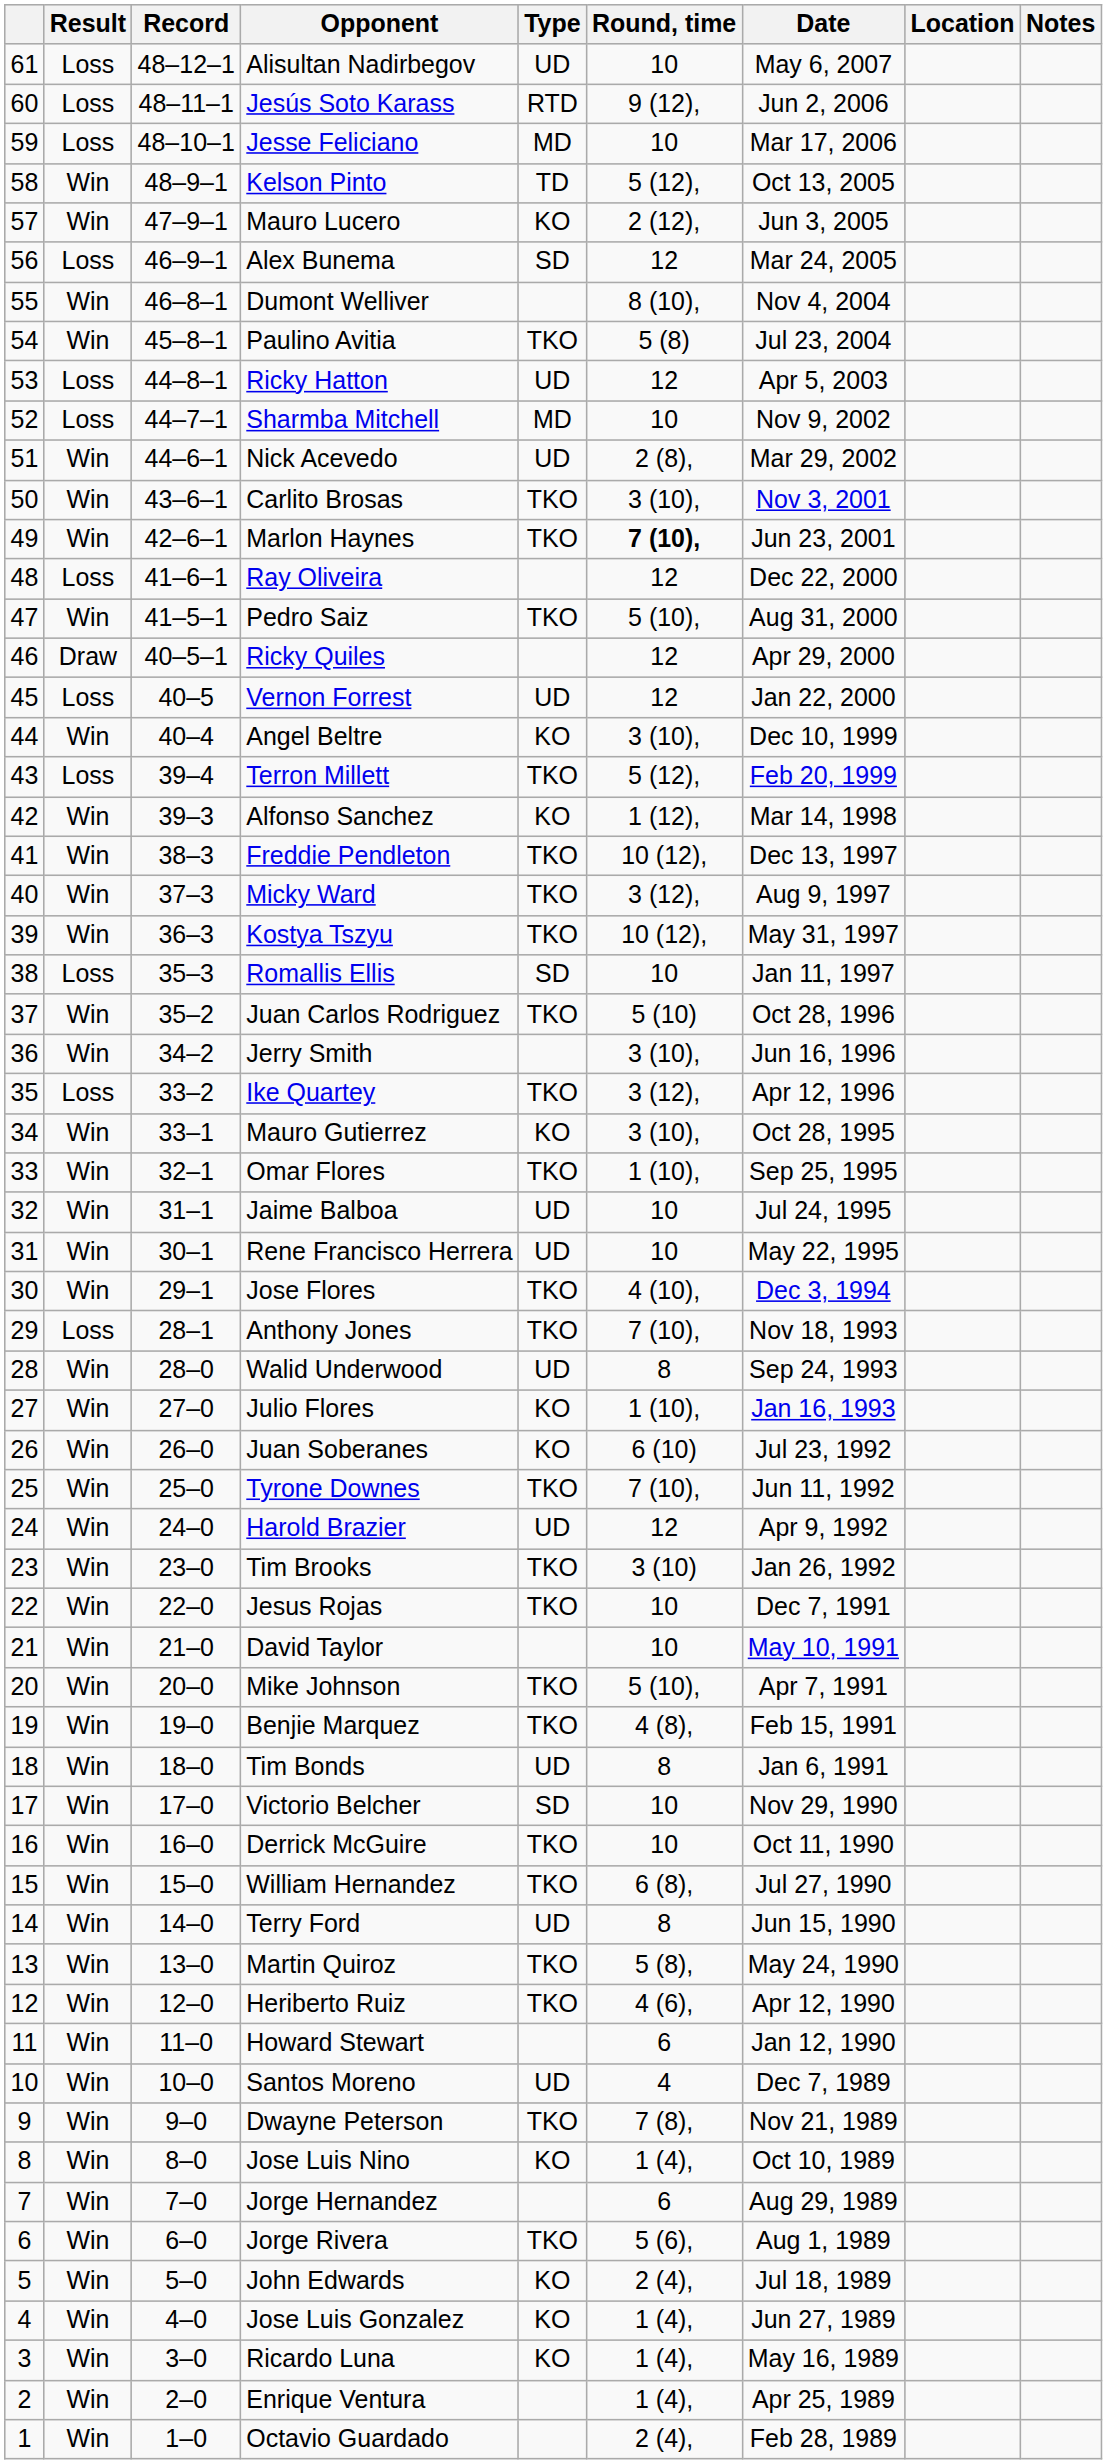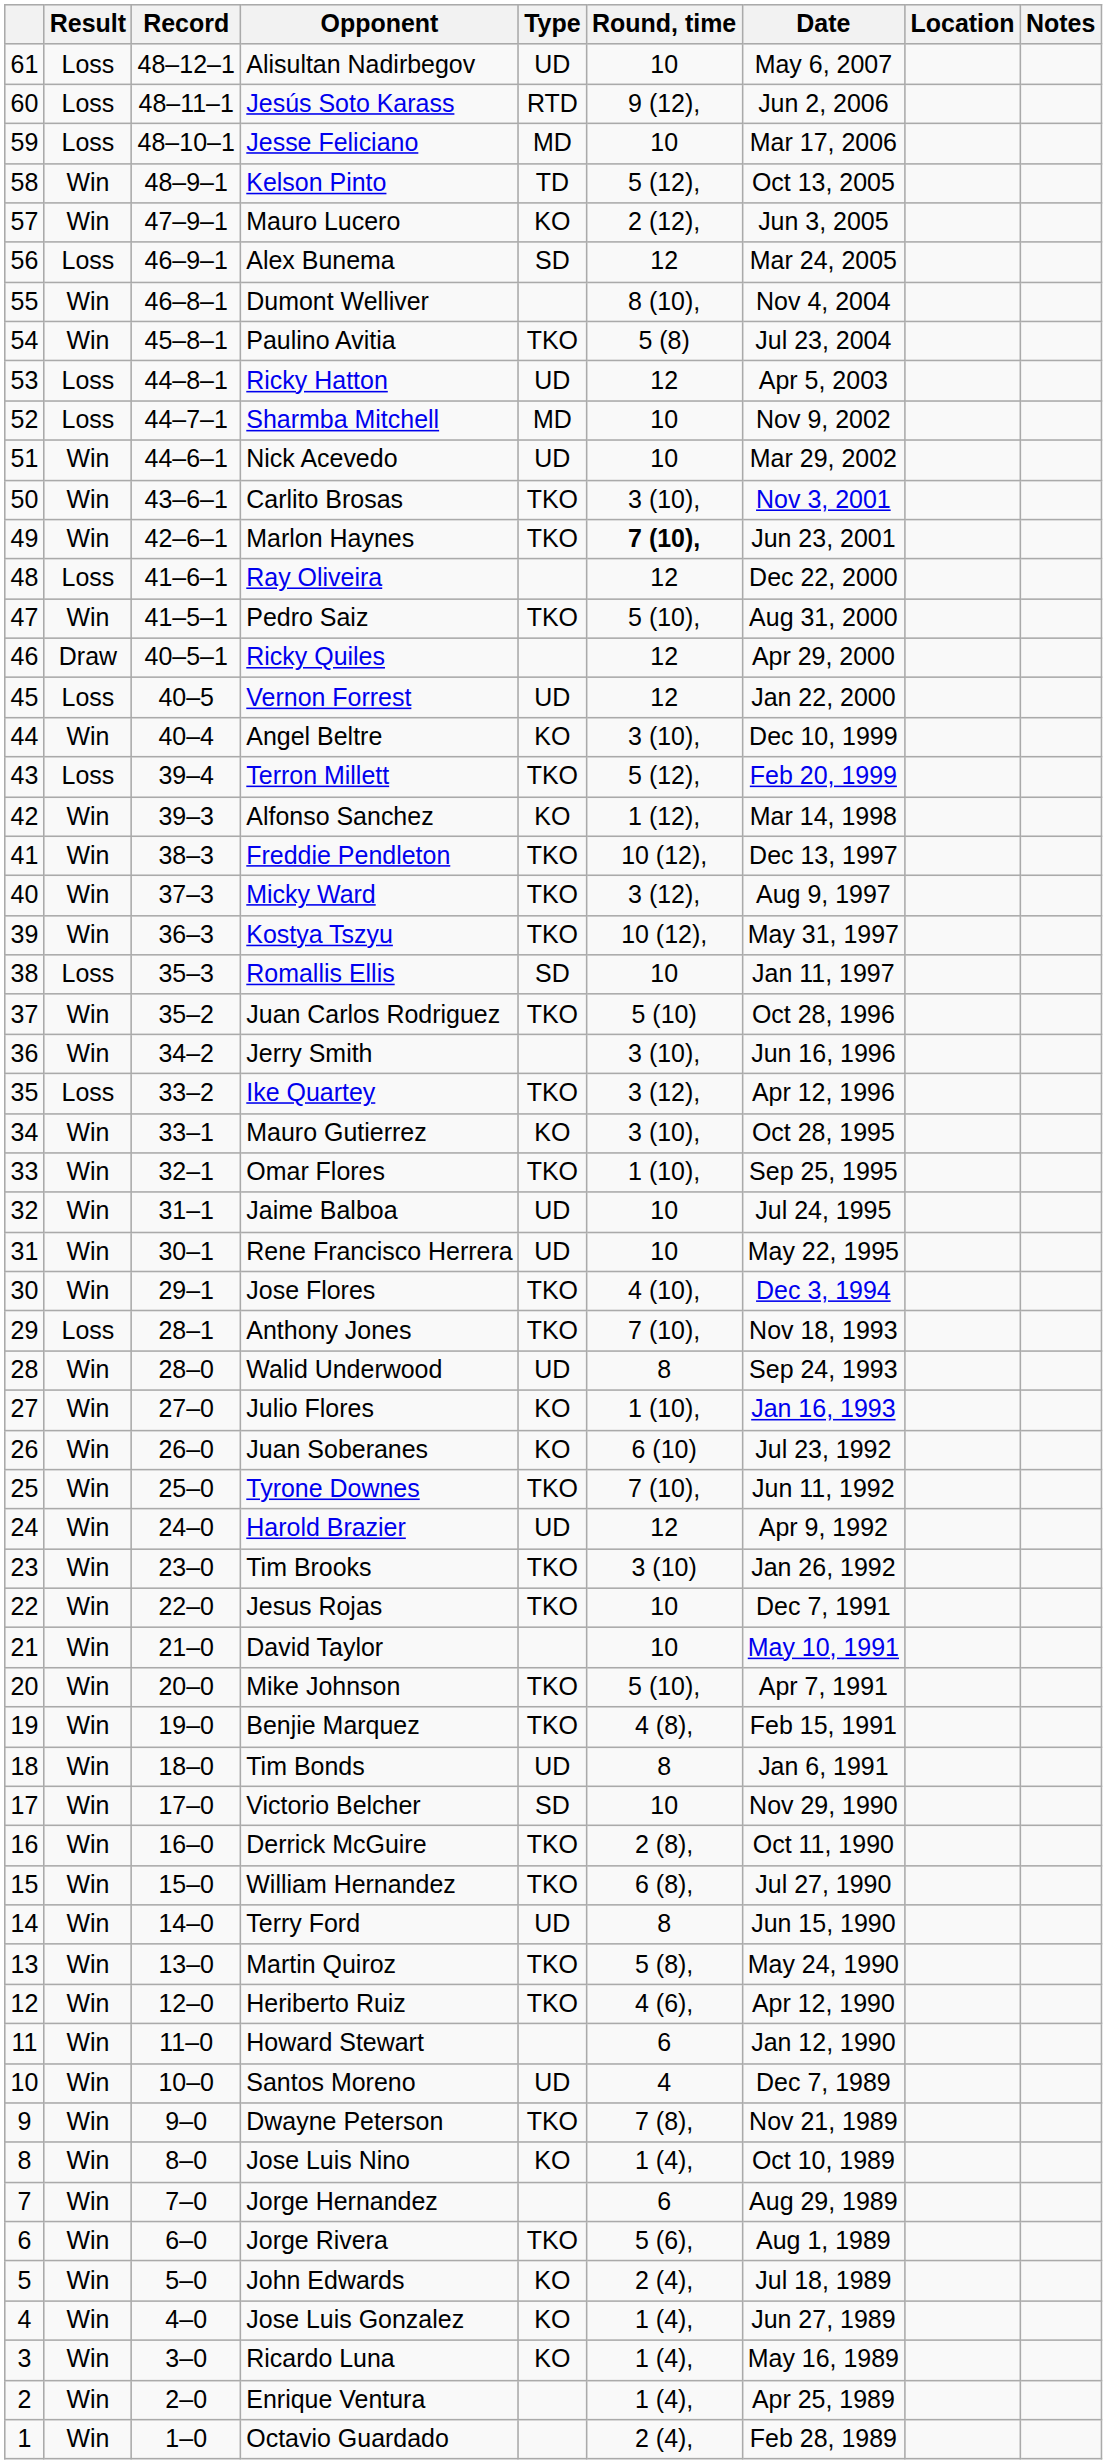(664, 459) 2 (8), -> (664, 459) 10
(664, 1845) 10 -> (664, 1845) 2 (8),
